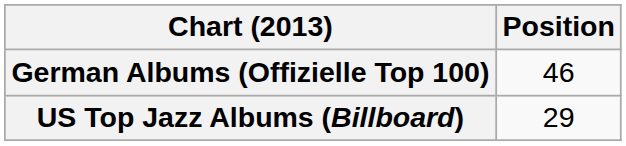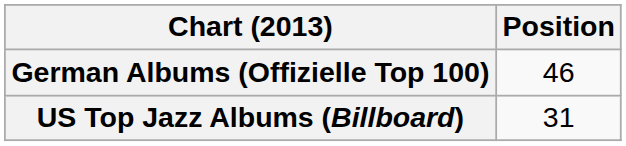(559, 117) 29 -> (559, 117) 31
